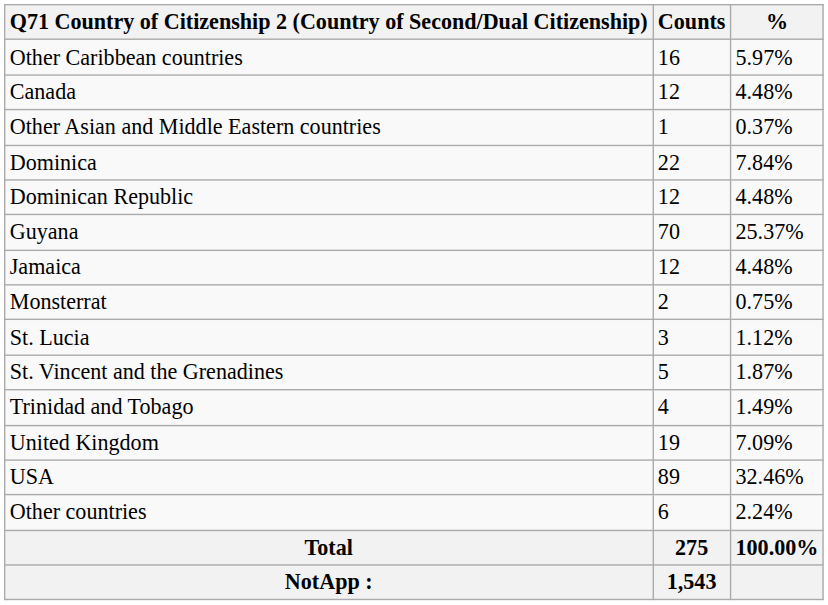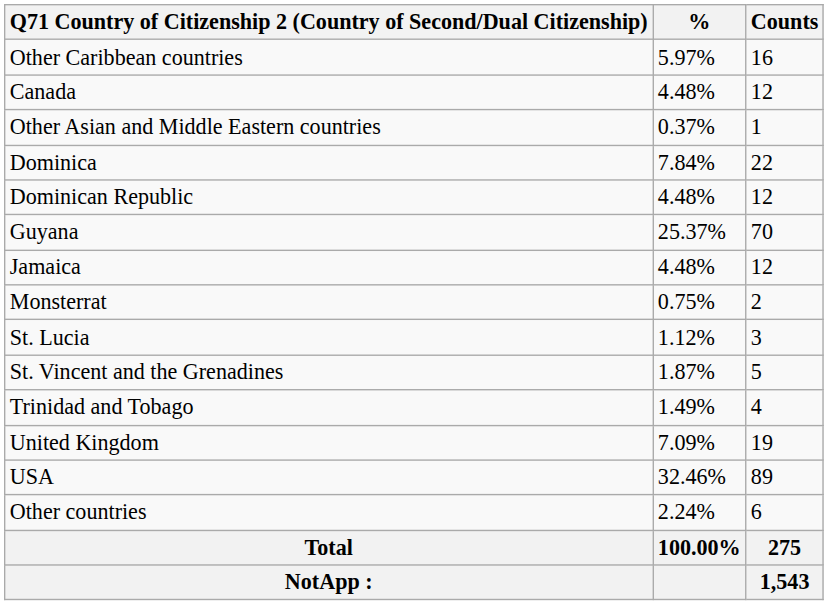columns swapped: (692, 22) <-> (777, 22)
